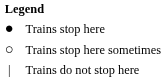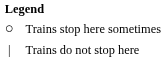- row: (65, 29)
